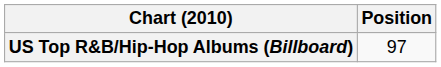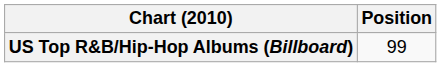(397, 47) 97 -> (397, 47) 99
